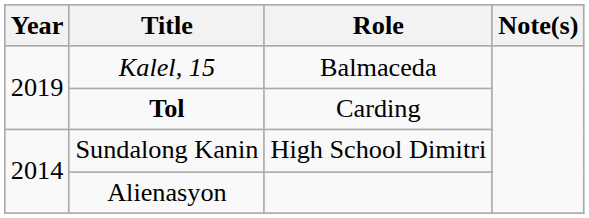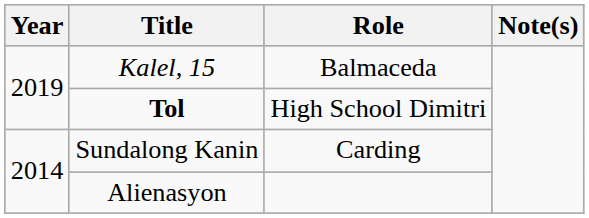(378, 108) Carding -> (378, 108) High School Dimitri
(378, 150) High School Dimitri -> (378, 150) Carding
